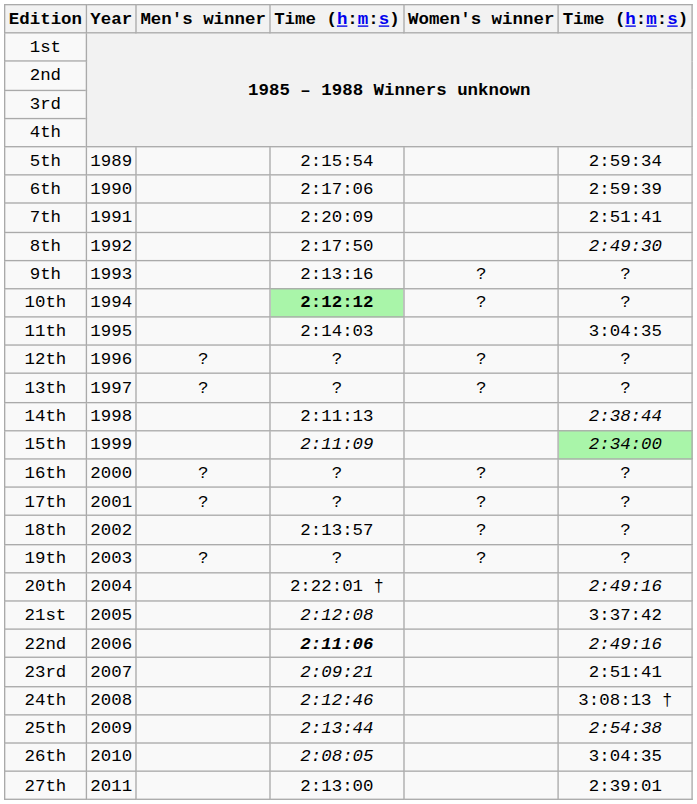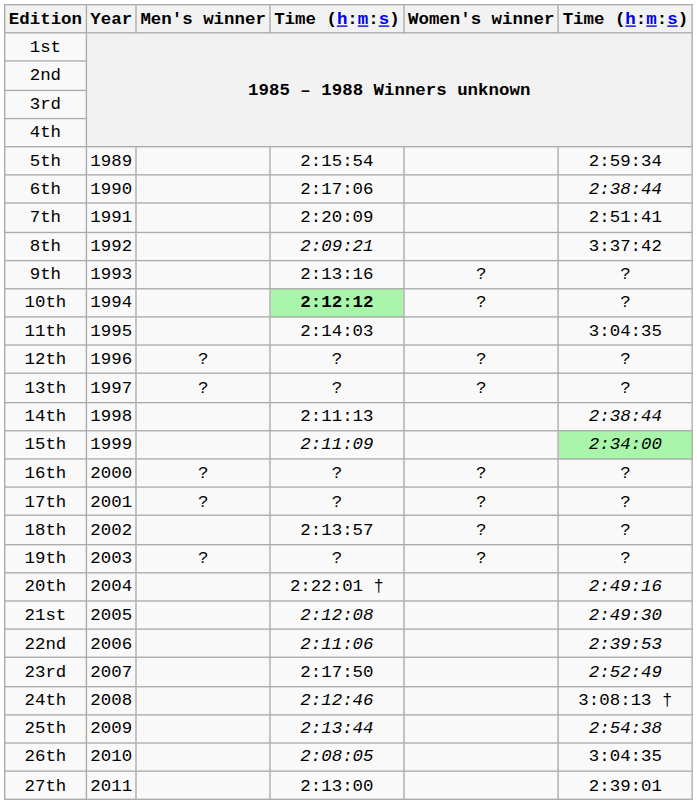(625, 189) 2:59:39 -> (625, 189) 2:38:44
(337, 246) 2:17:50 -> (337, 246) 2:09:21
(625, 246) 2:49:30 -> (625, 246) 3:37:42
(625, 615) 3:37:42 -> (625, 615) 2:49:30
(337, 643) bold -> (337, 643) normal
(625, 643) 2:49:16 -> (625, 643) 2:39:53
(337, 672) 2:09:21 -> (337, 672) 2:17:50
(625, 672) 2:51:41 -> (625, 672) 2:52:49
